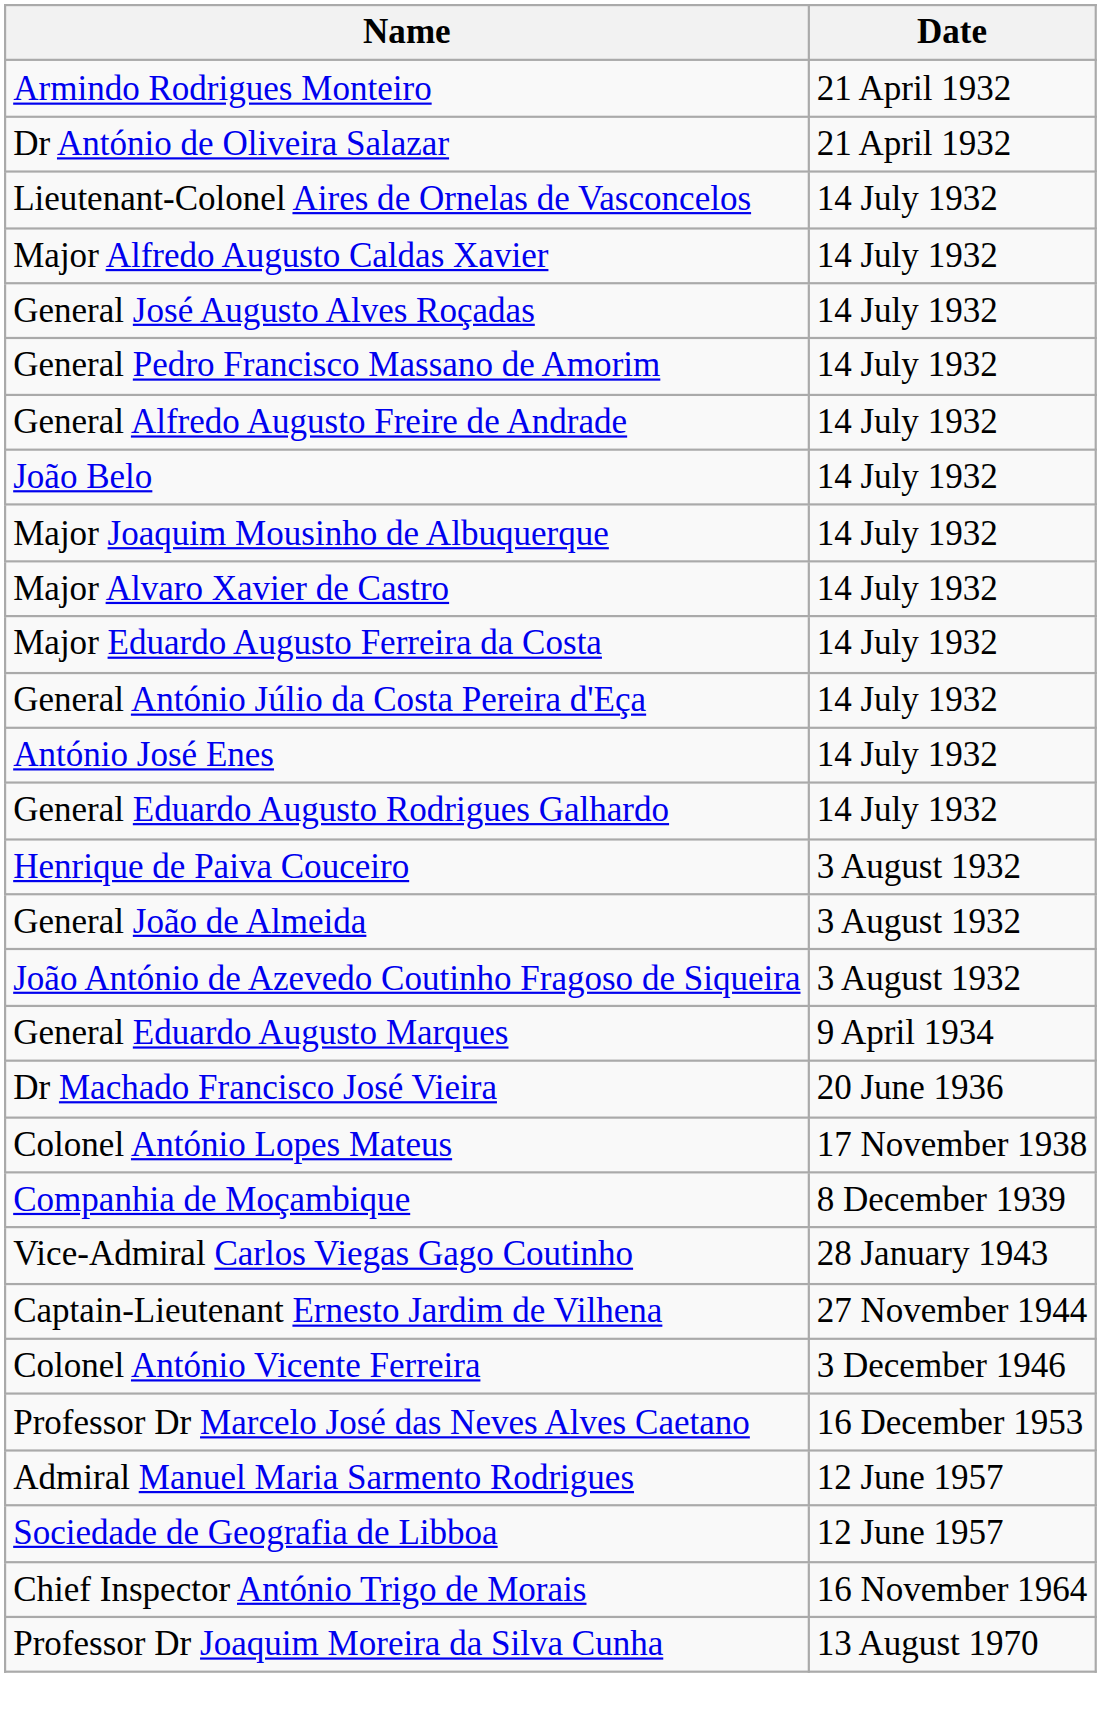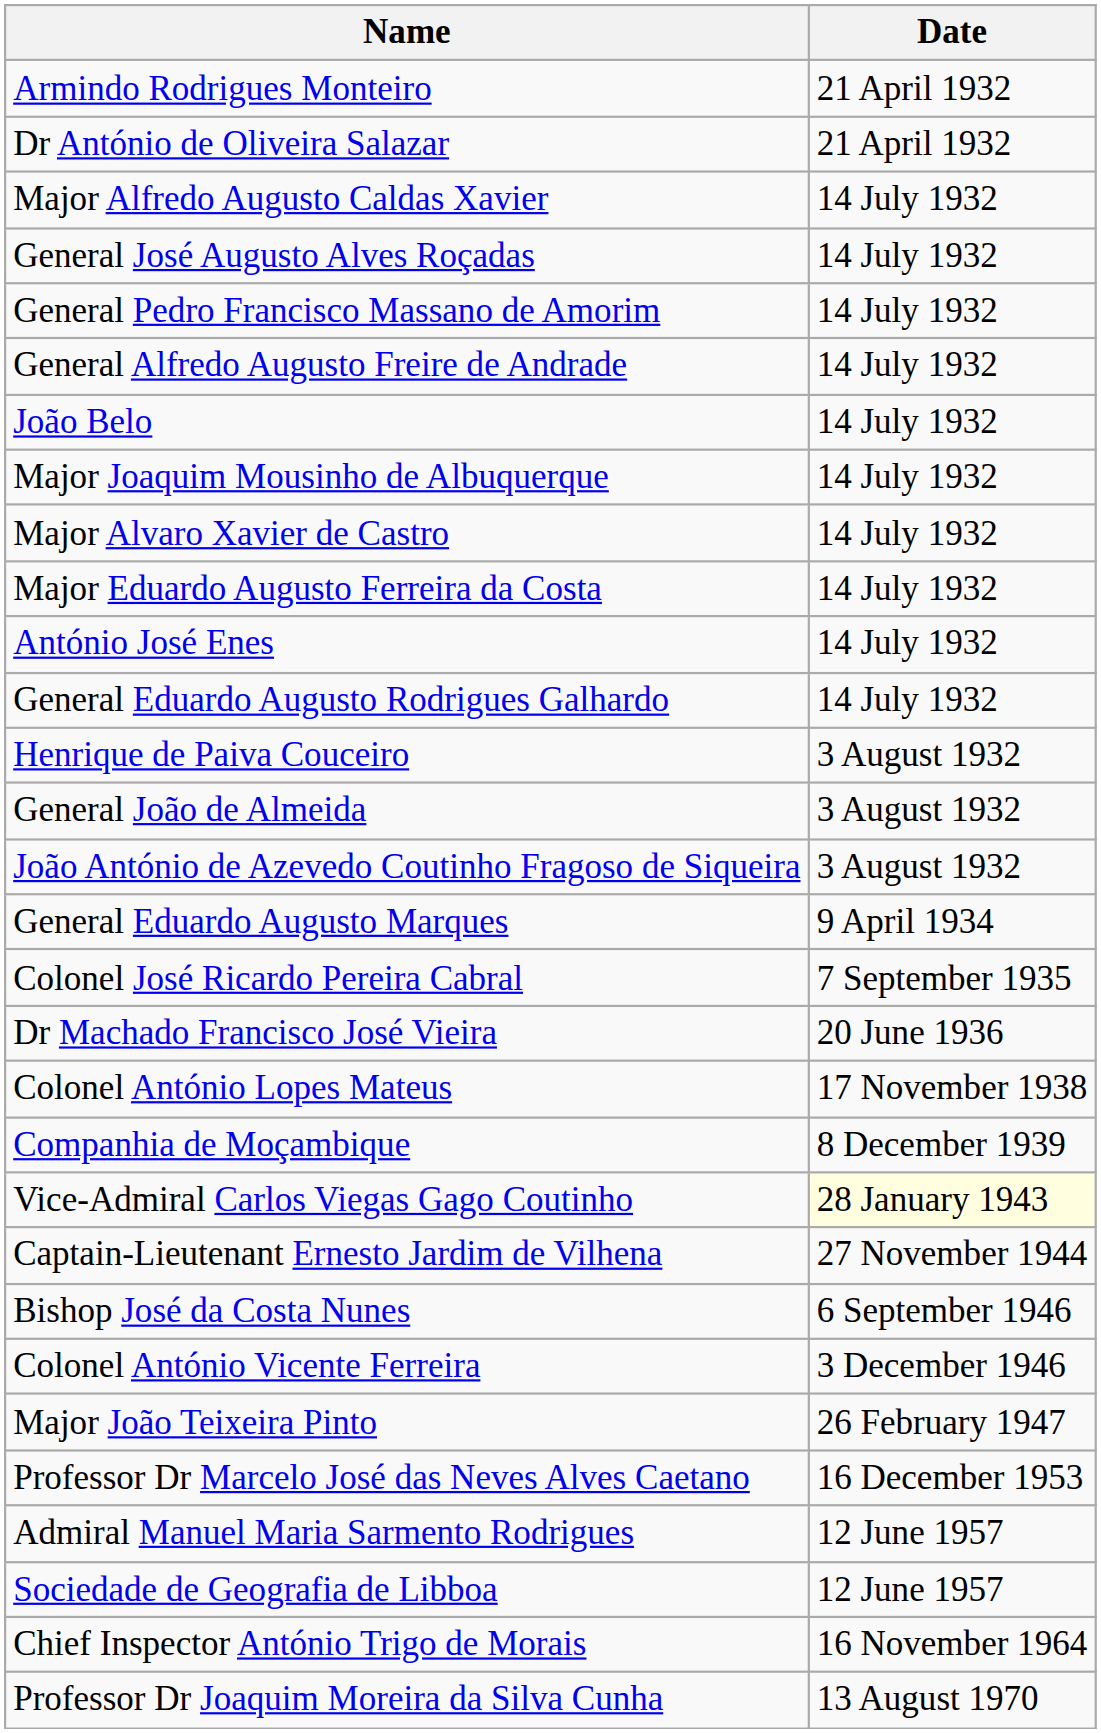- row: (382, 198)
- row: (330, 699)
+ row: (268, 976)
(932, 1254) no background -> (932, 1199) lightyellow background
+ row: (212, 1310)
+ row: (195, 1421)
